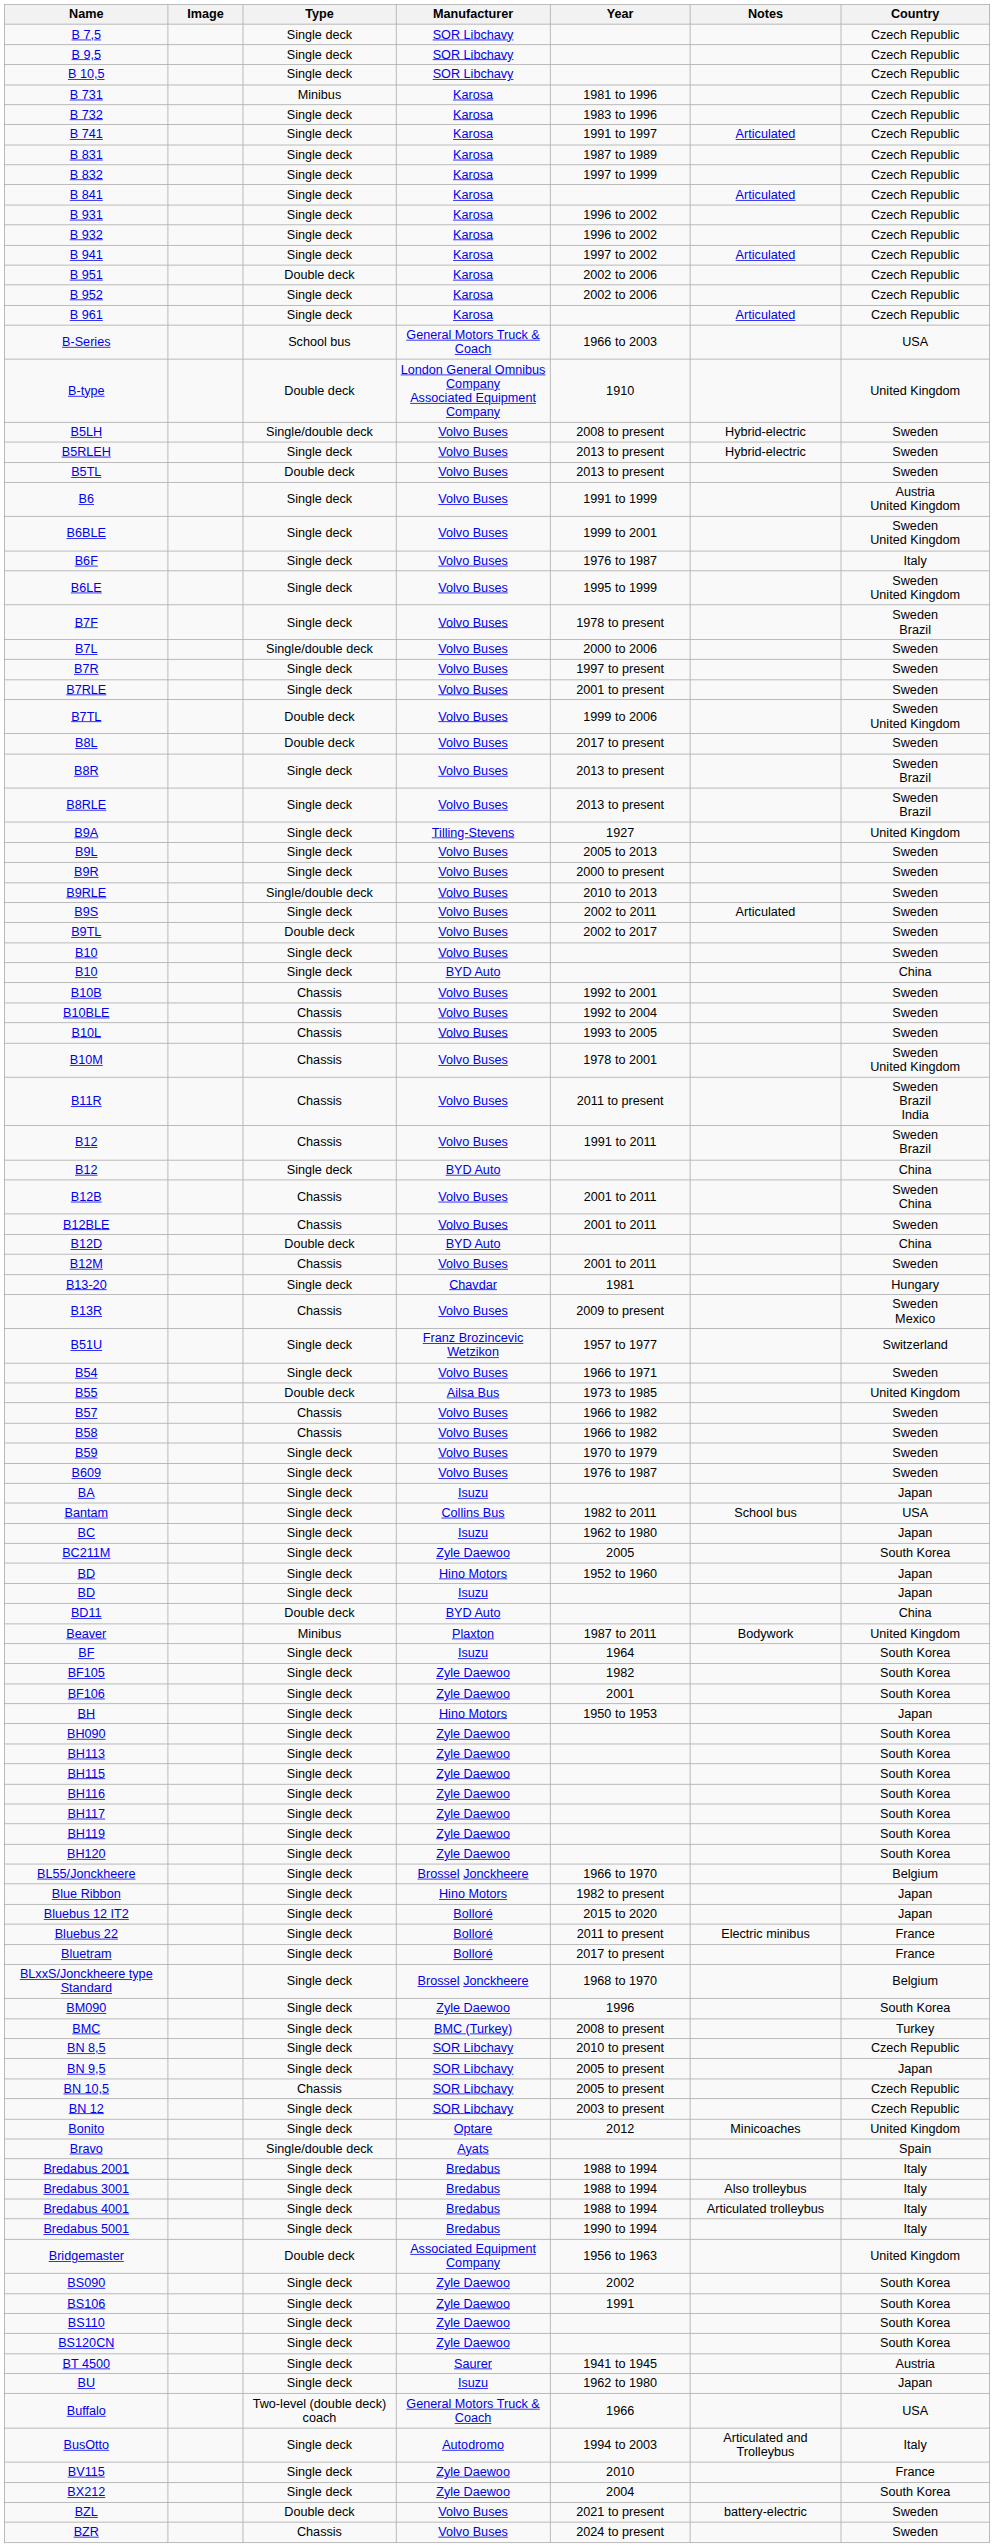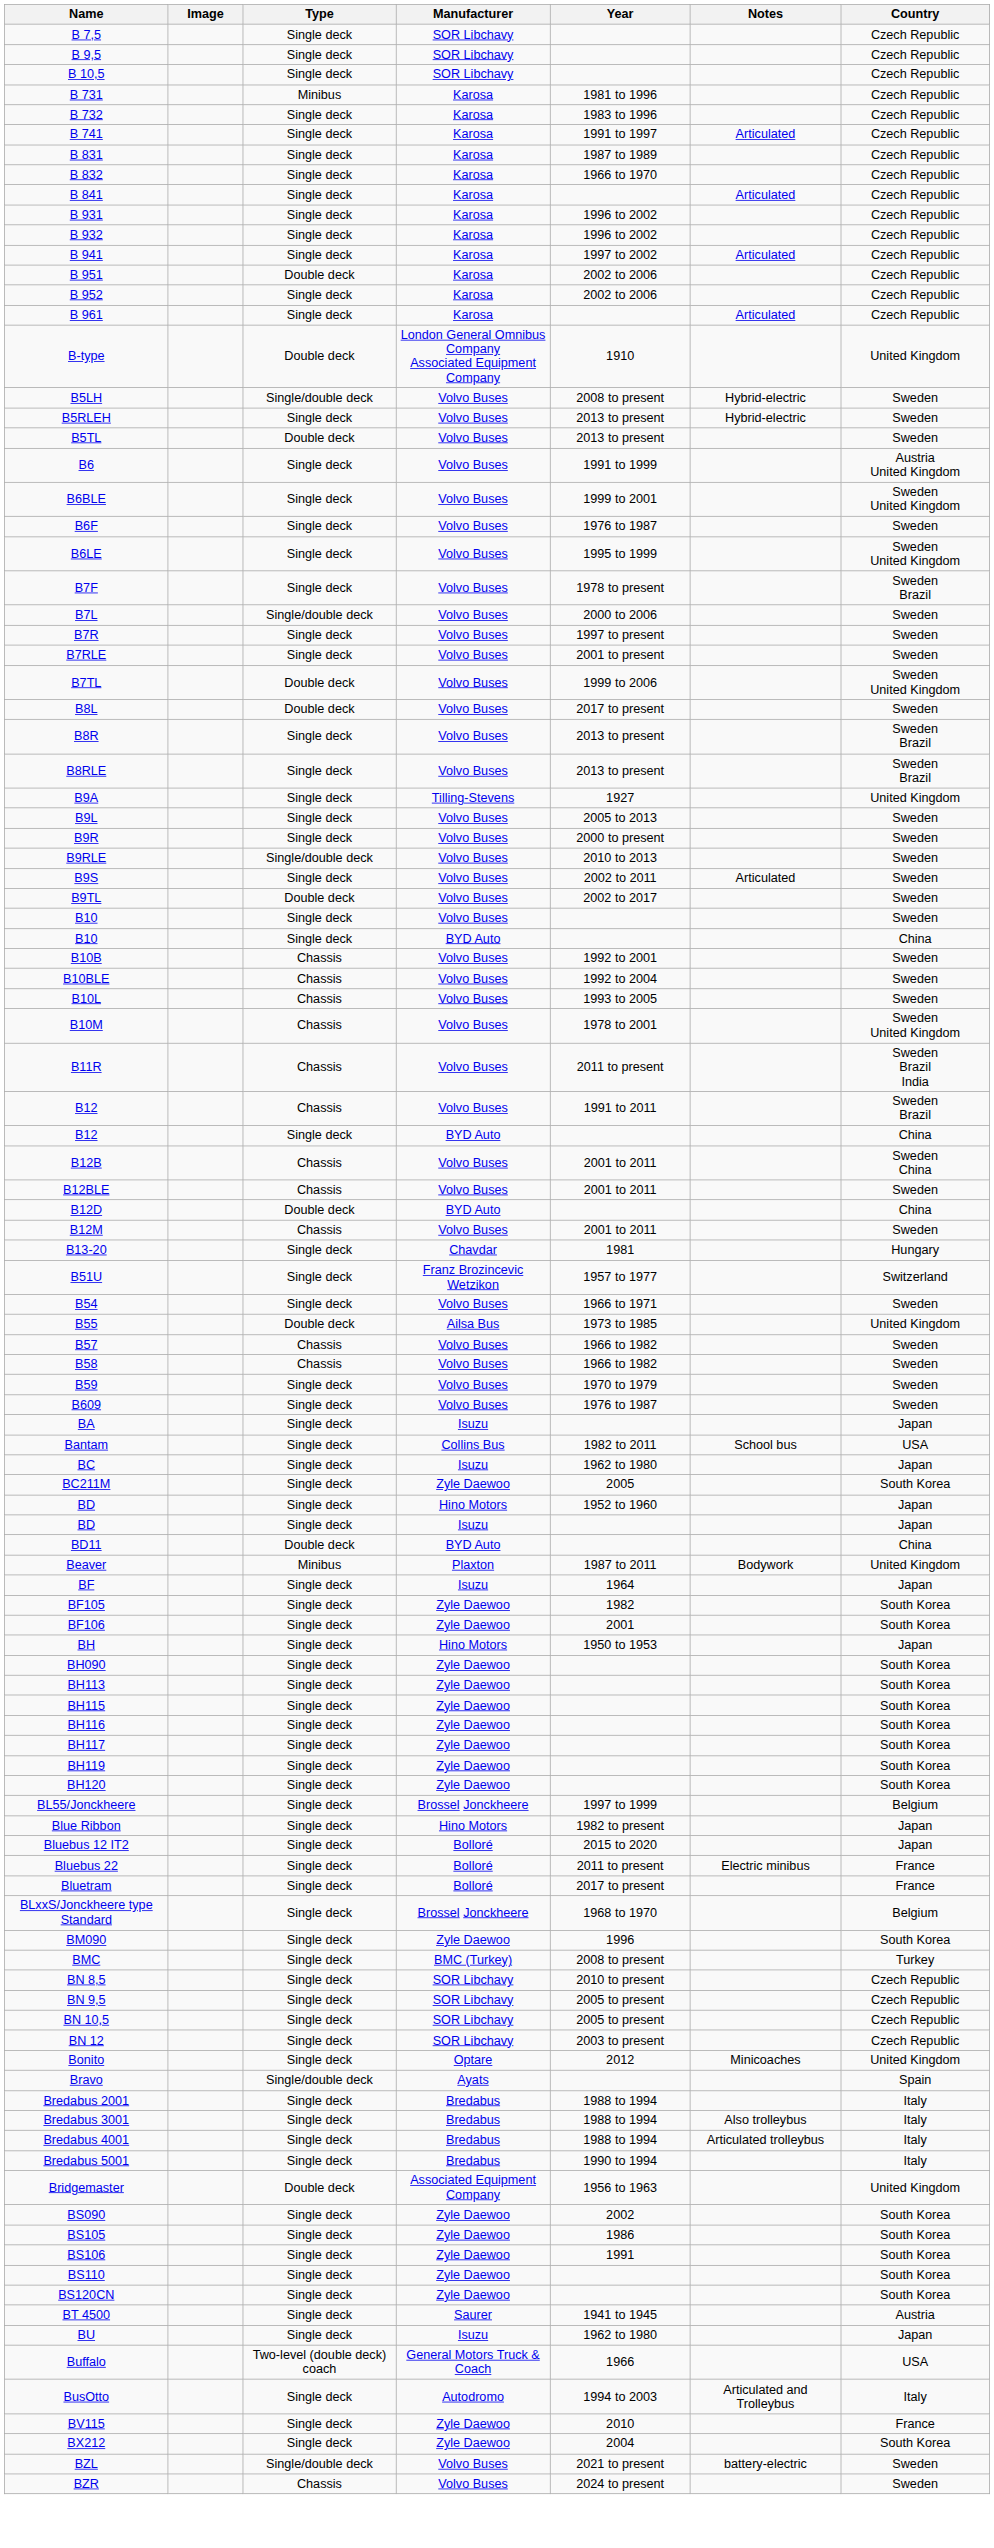(620, 174) 1997 to 1999 -> (620, 174) 1966 to 1970
- row: (86, 342)
(915, 560) Italy -> (915, 526) Sweden
- row: (86, 1311)
(915, 1653) South Korea -> (915, 1585) Japan
(620, 1874) 1966 to 1970 -> (620, 1805) 1997 to 1999
(915, 2068) Japan -> (915, 2000) Czech Republic
(319, 2088) Chassis -> (319, 2020) Single deck
+ row: (86, 2235)
(319, 2512) Double deck -> (319, 2463) Single/double deck
